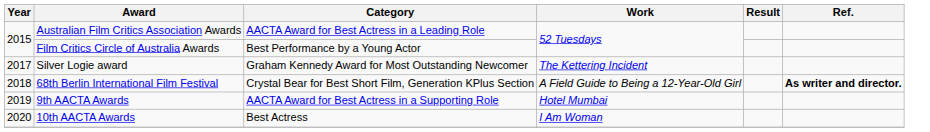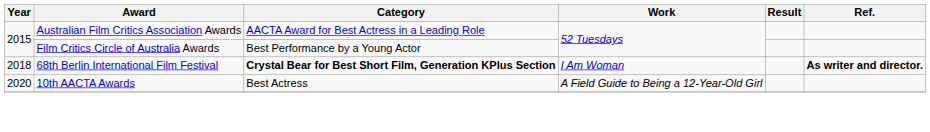- row: (82, 65)
(390, 83) normal -> (401, 65) bold
(640, 83) A Field Guide to Being a 12-Year-Old Girl -> (592, 65) I Am Woman
- row: (83, 100)
(571, 118) I Am Woman -> (662, 83) A Field Guide to Being a 12-Year-Old Girl
